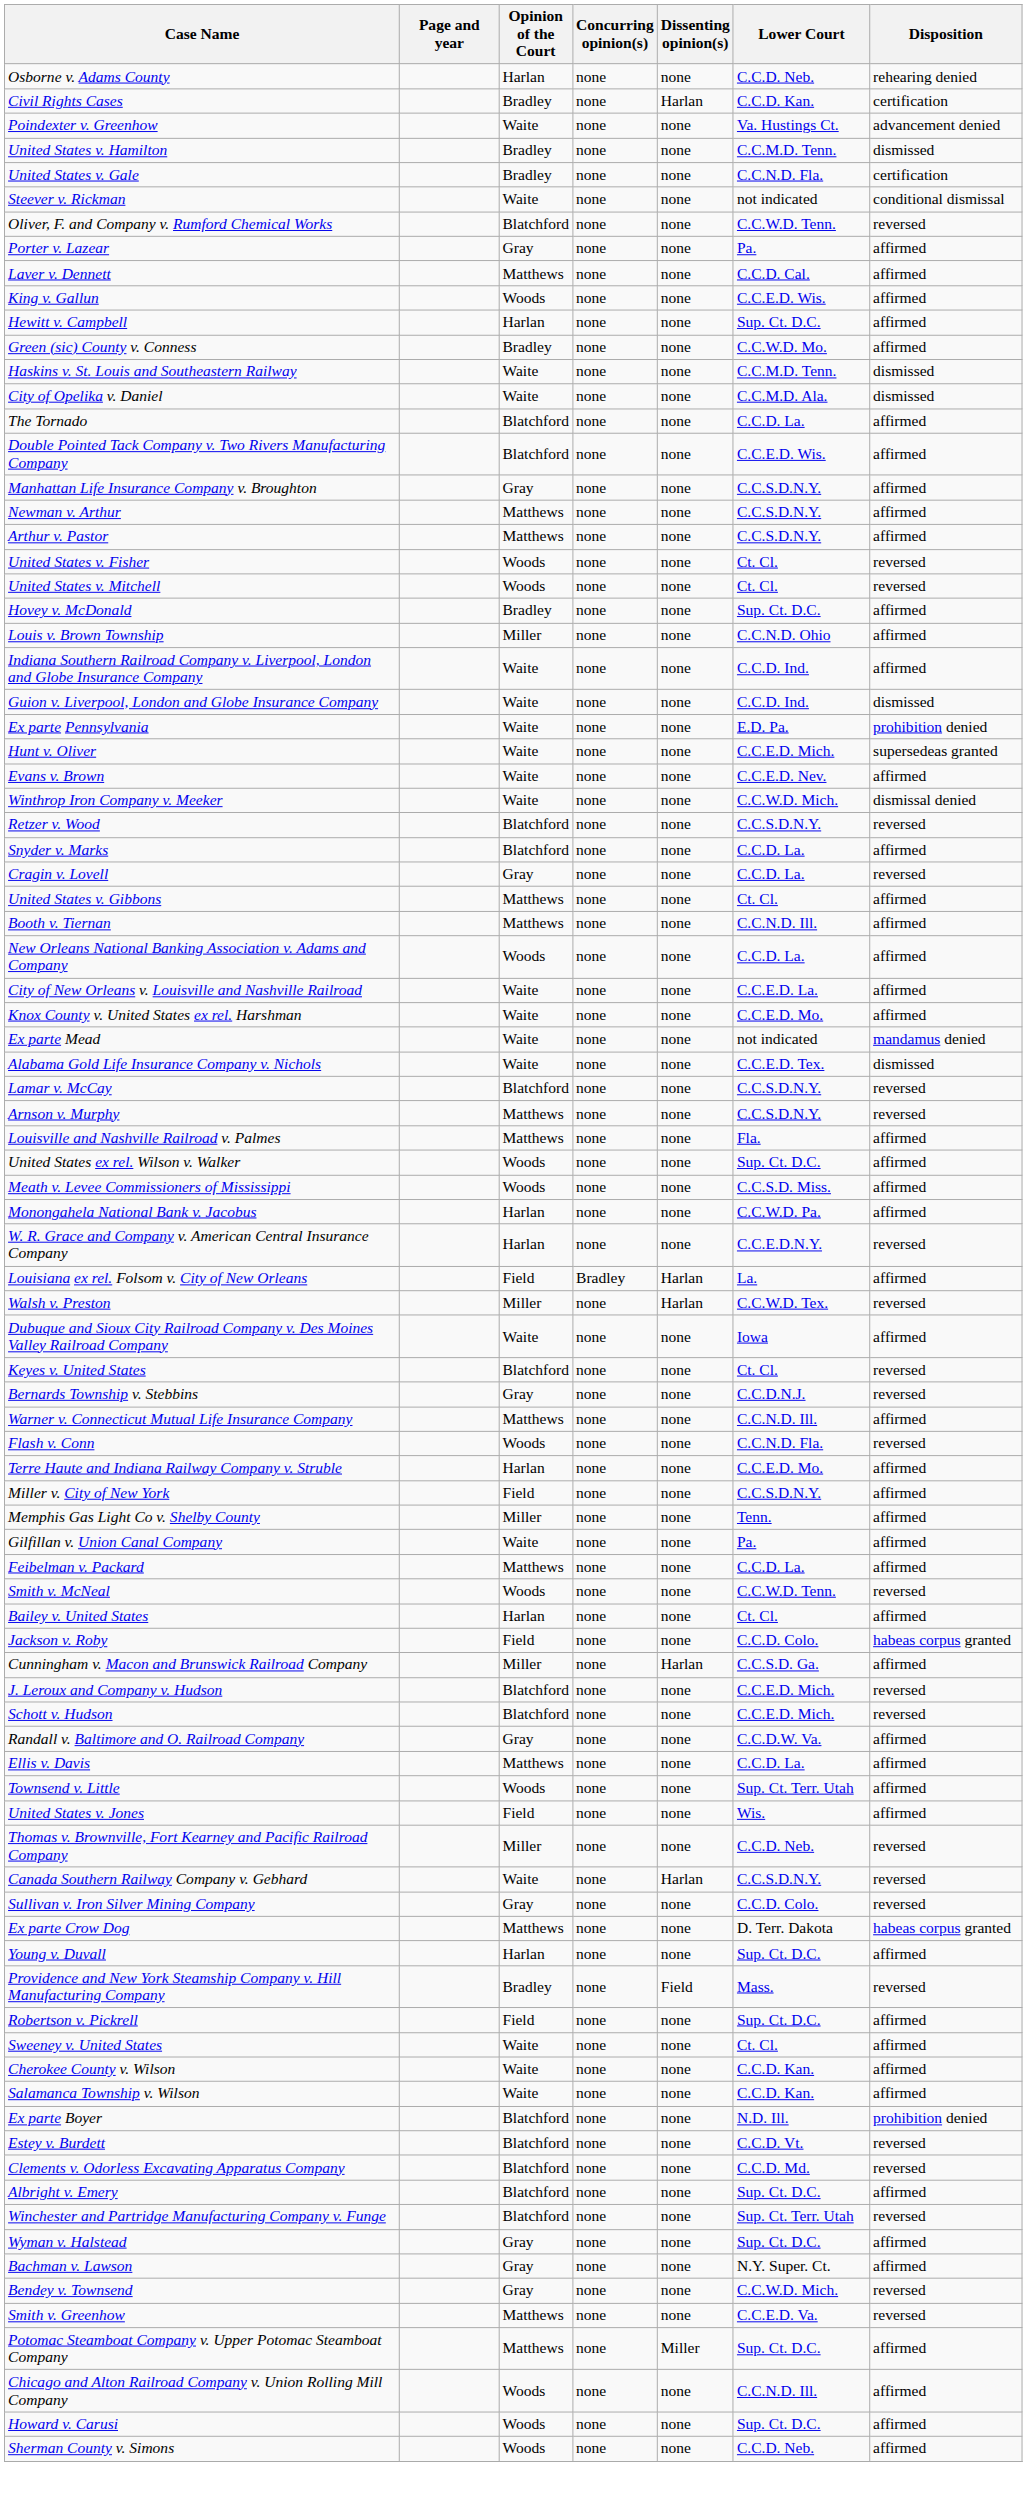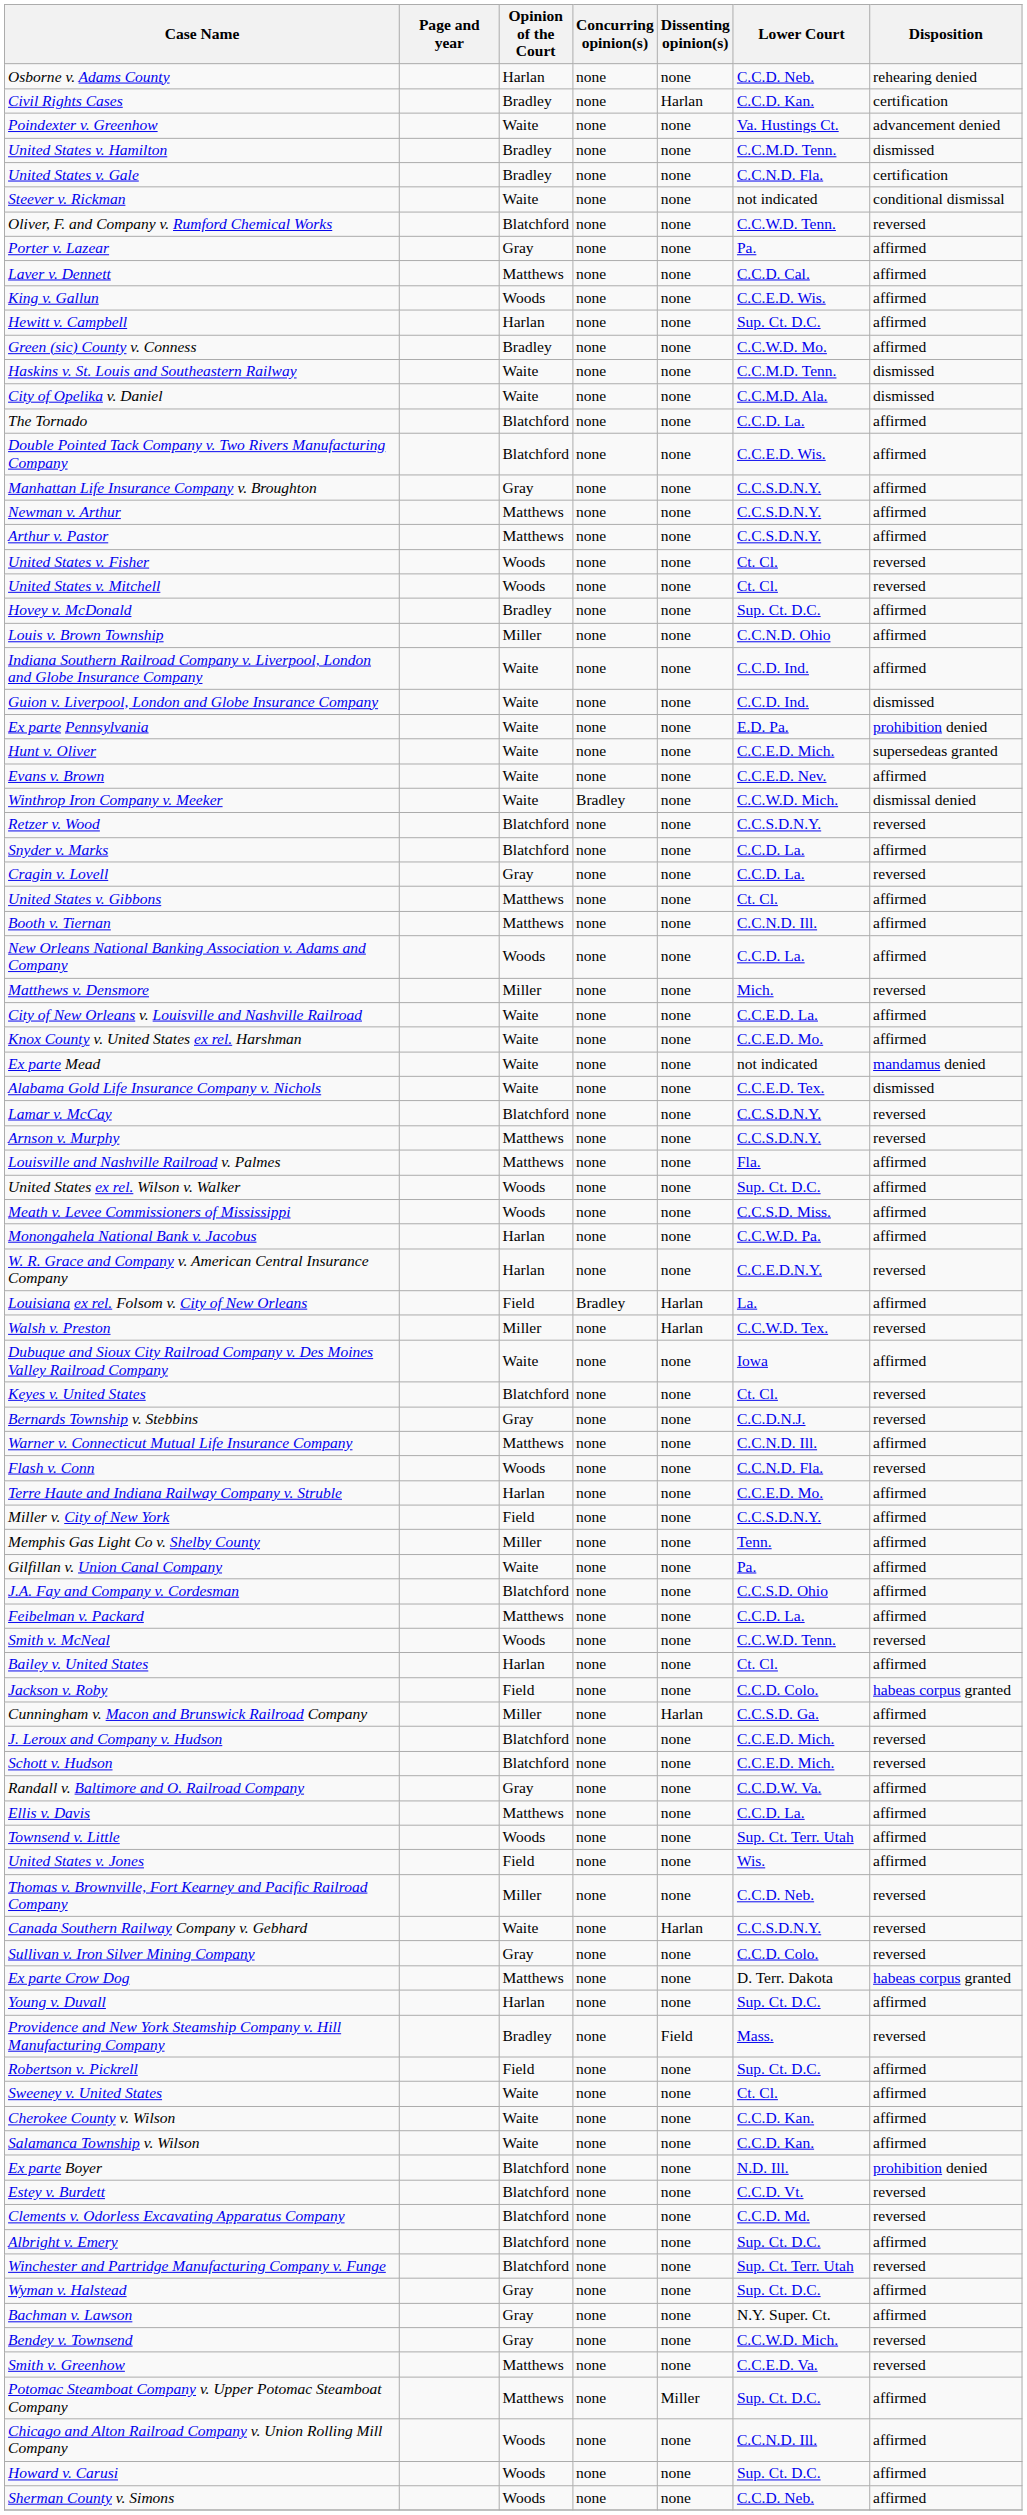(591, 800) none -> (601, 800) Bradley
+ row: (79, 990)
+ row: (124, 1591)
